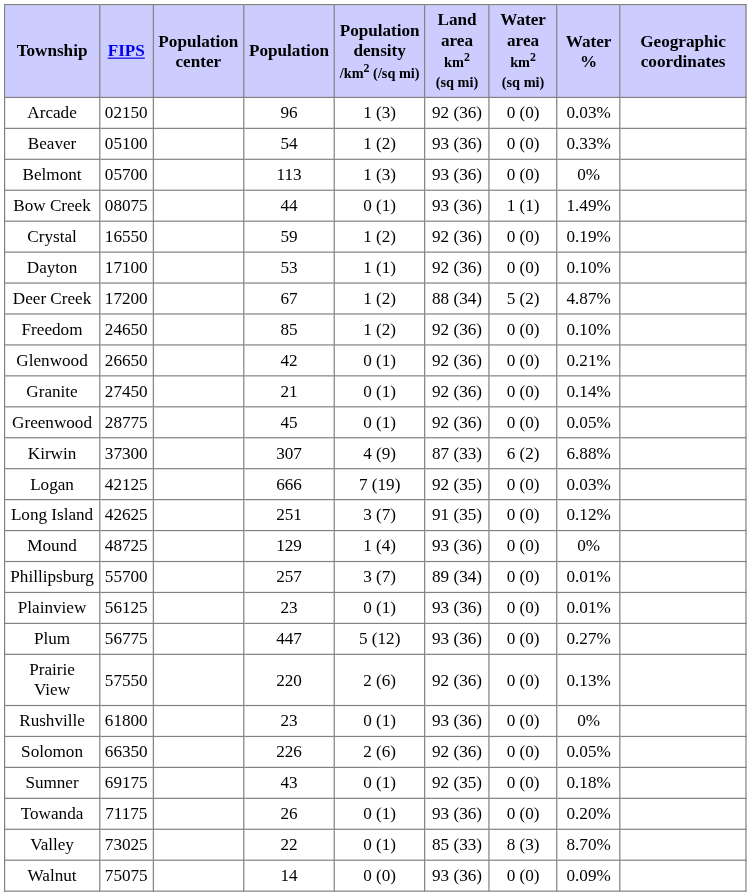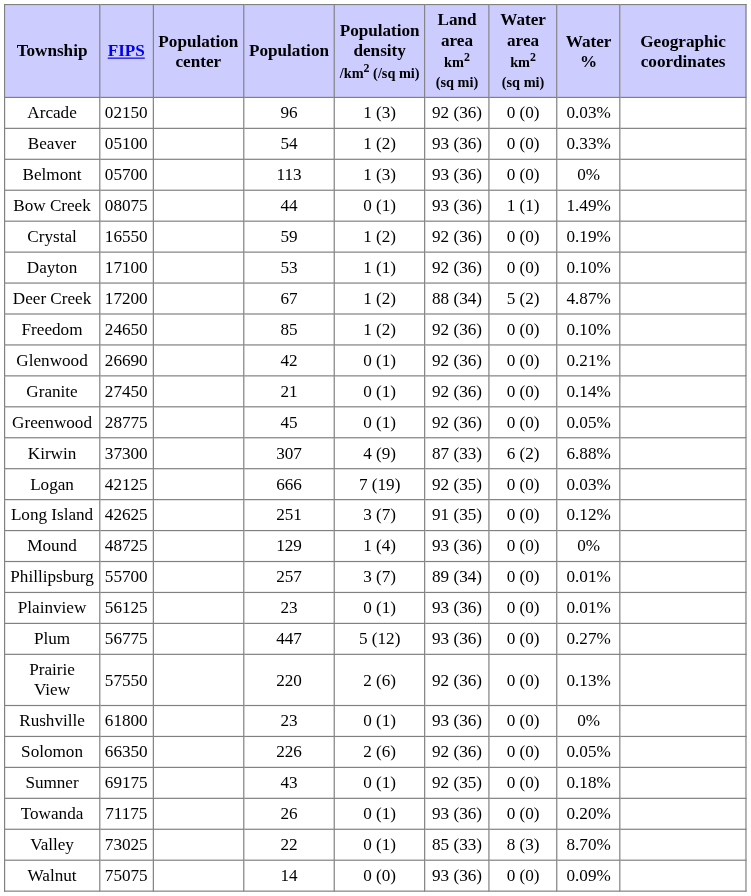(126, 360) 26650 -> (126, 360) 26690
